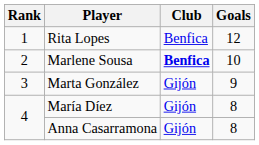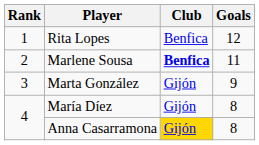(233, 60) 10 -> (233, 60) 11
(180, 128) no background -> (180, 128) gold background
